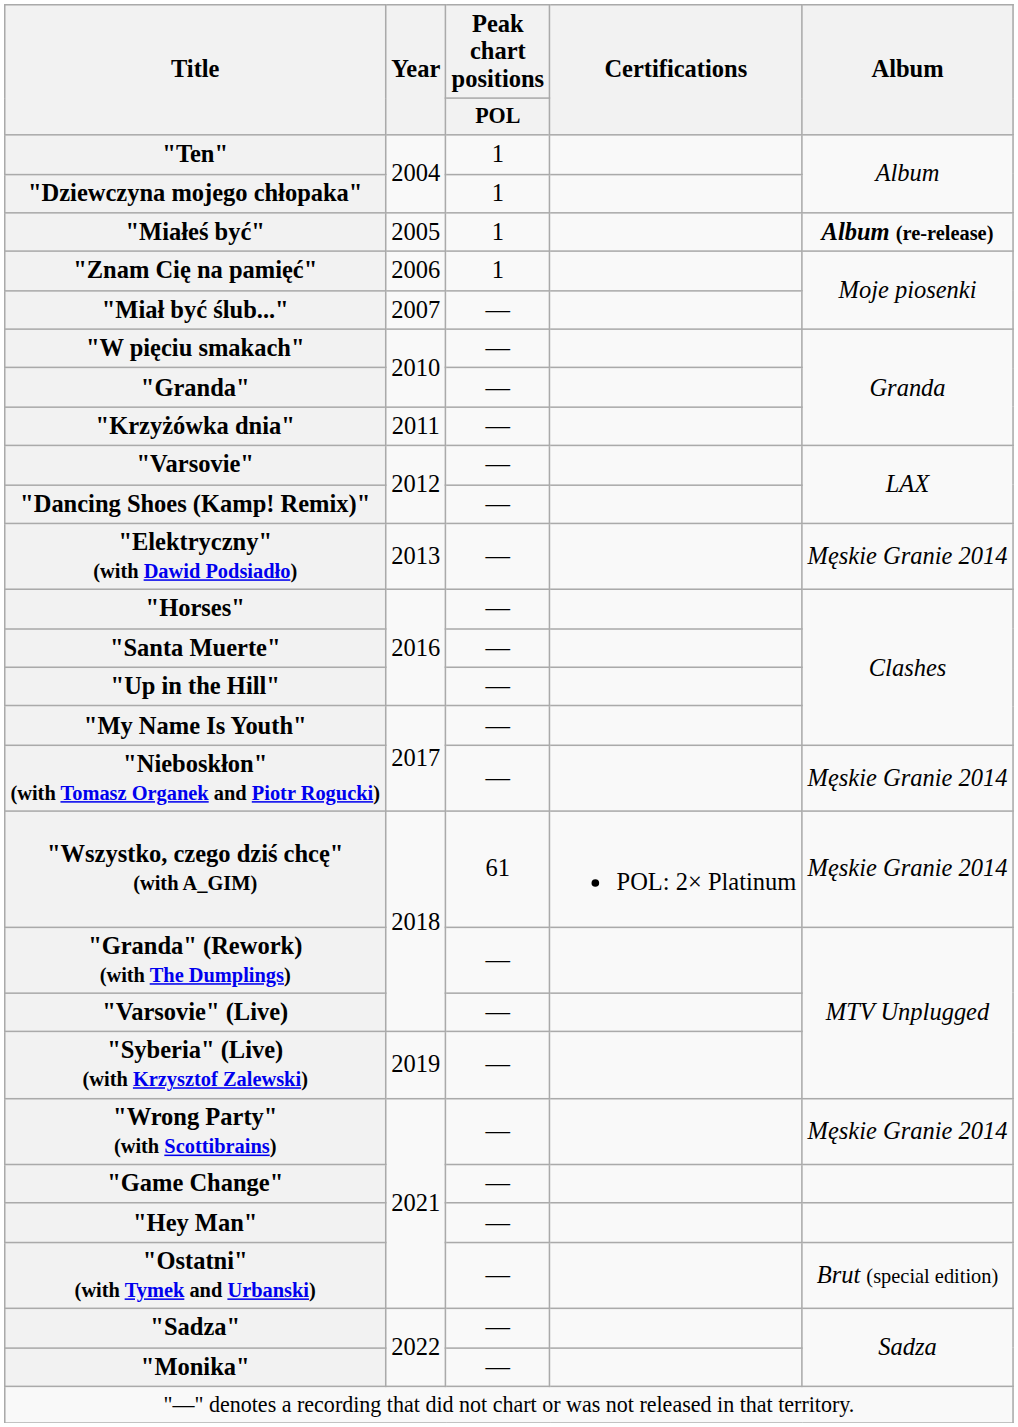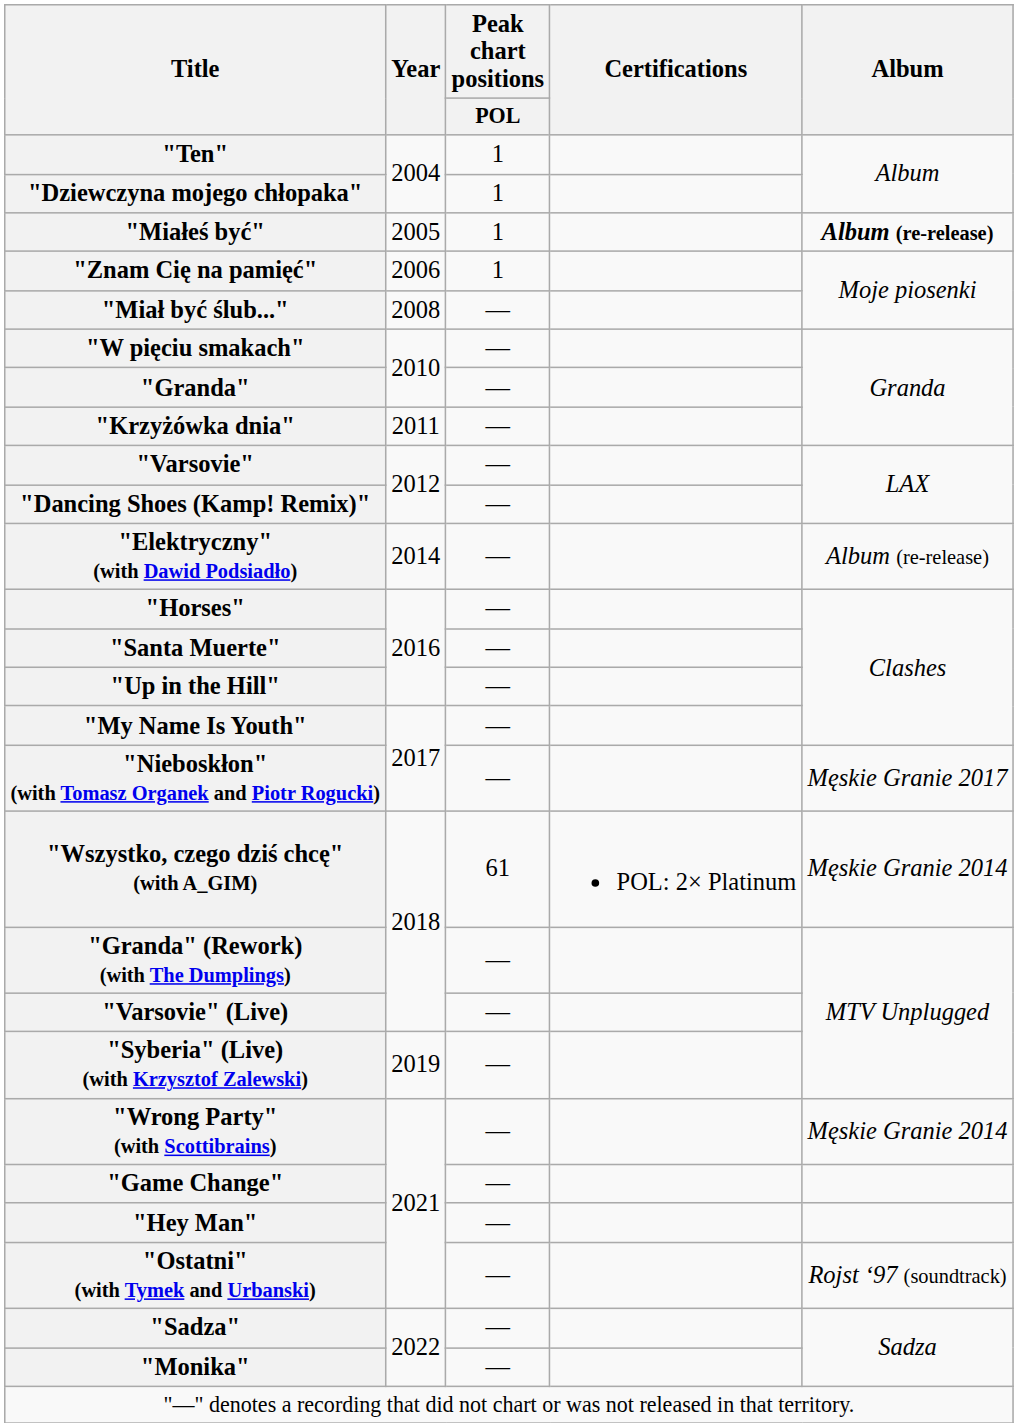(416, 309) 2007 -> (416, 309) 2008
(416, 556) 2013 -> (416, 556) 2014
(908, 556) Męskie Granie 2014 -> (908, 556) Album (re-release)
(908, 777) Męskie Granie 2014 -> (908, 777) Męskie Granie 2017
(908, 1275) Brut (special edition) -> (908, 1275) Rojst ‘97 (soundtrack)
